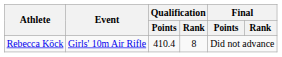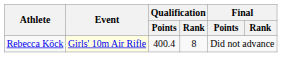(107, 44) no background -> (107, 44) lightyellow background
(164, 44) 410.4 -> (164, 44) 400.4
